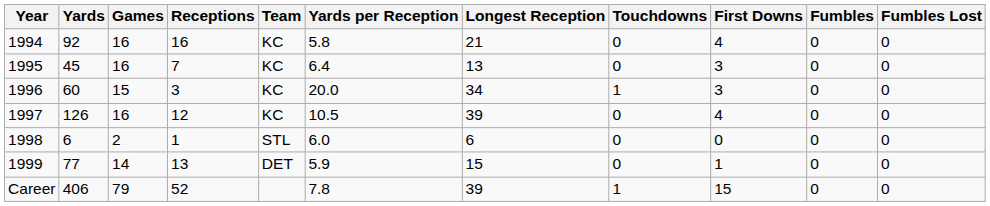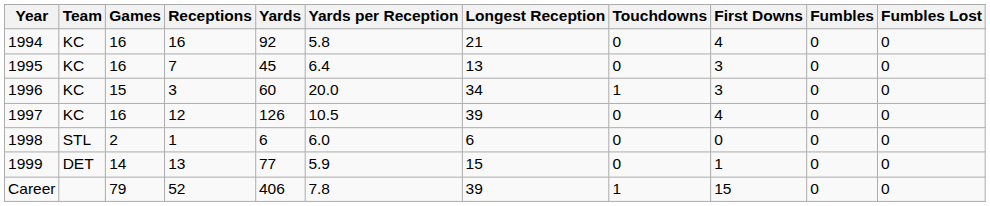columns swapped: (282, 16) <-> (84, 16)
